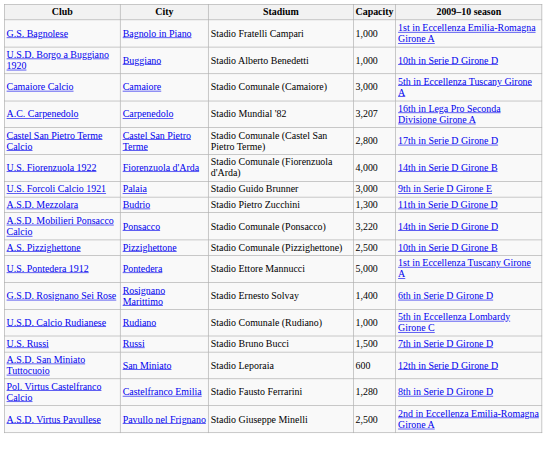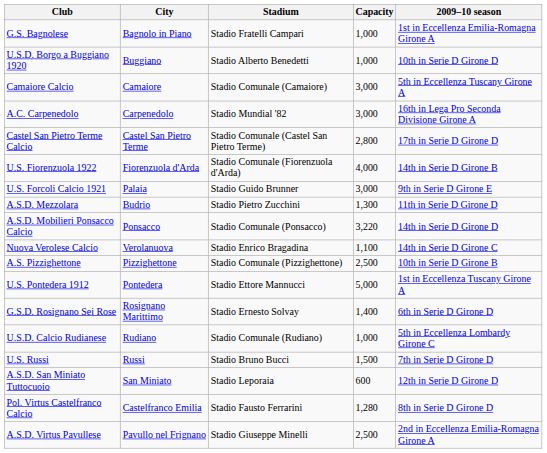(367, 114) 3,207 -> (367, 114) 3,000
+ row: (52, 247)
